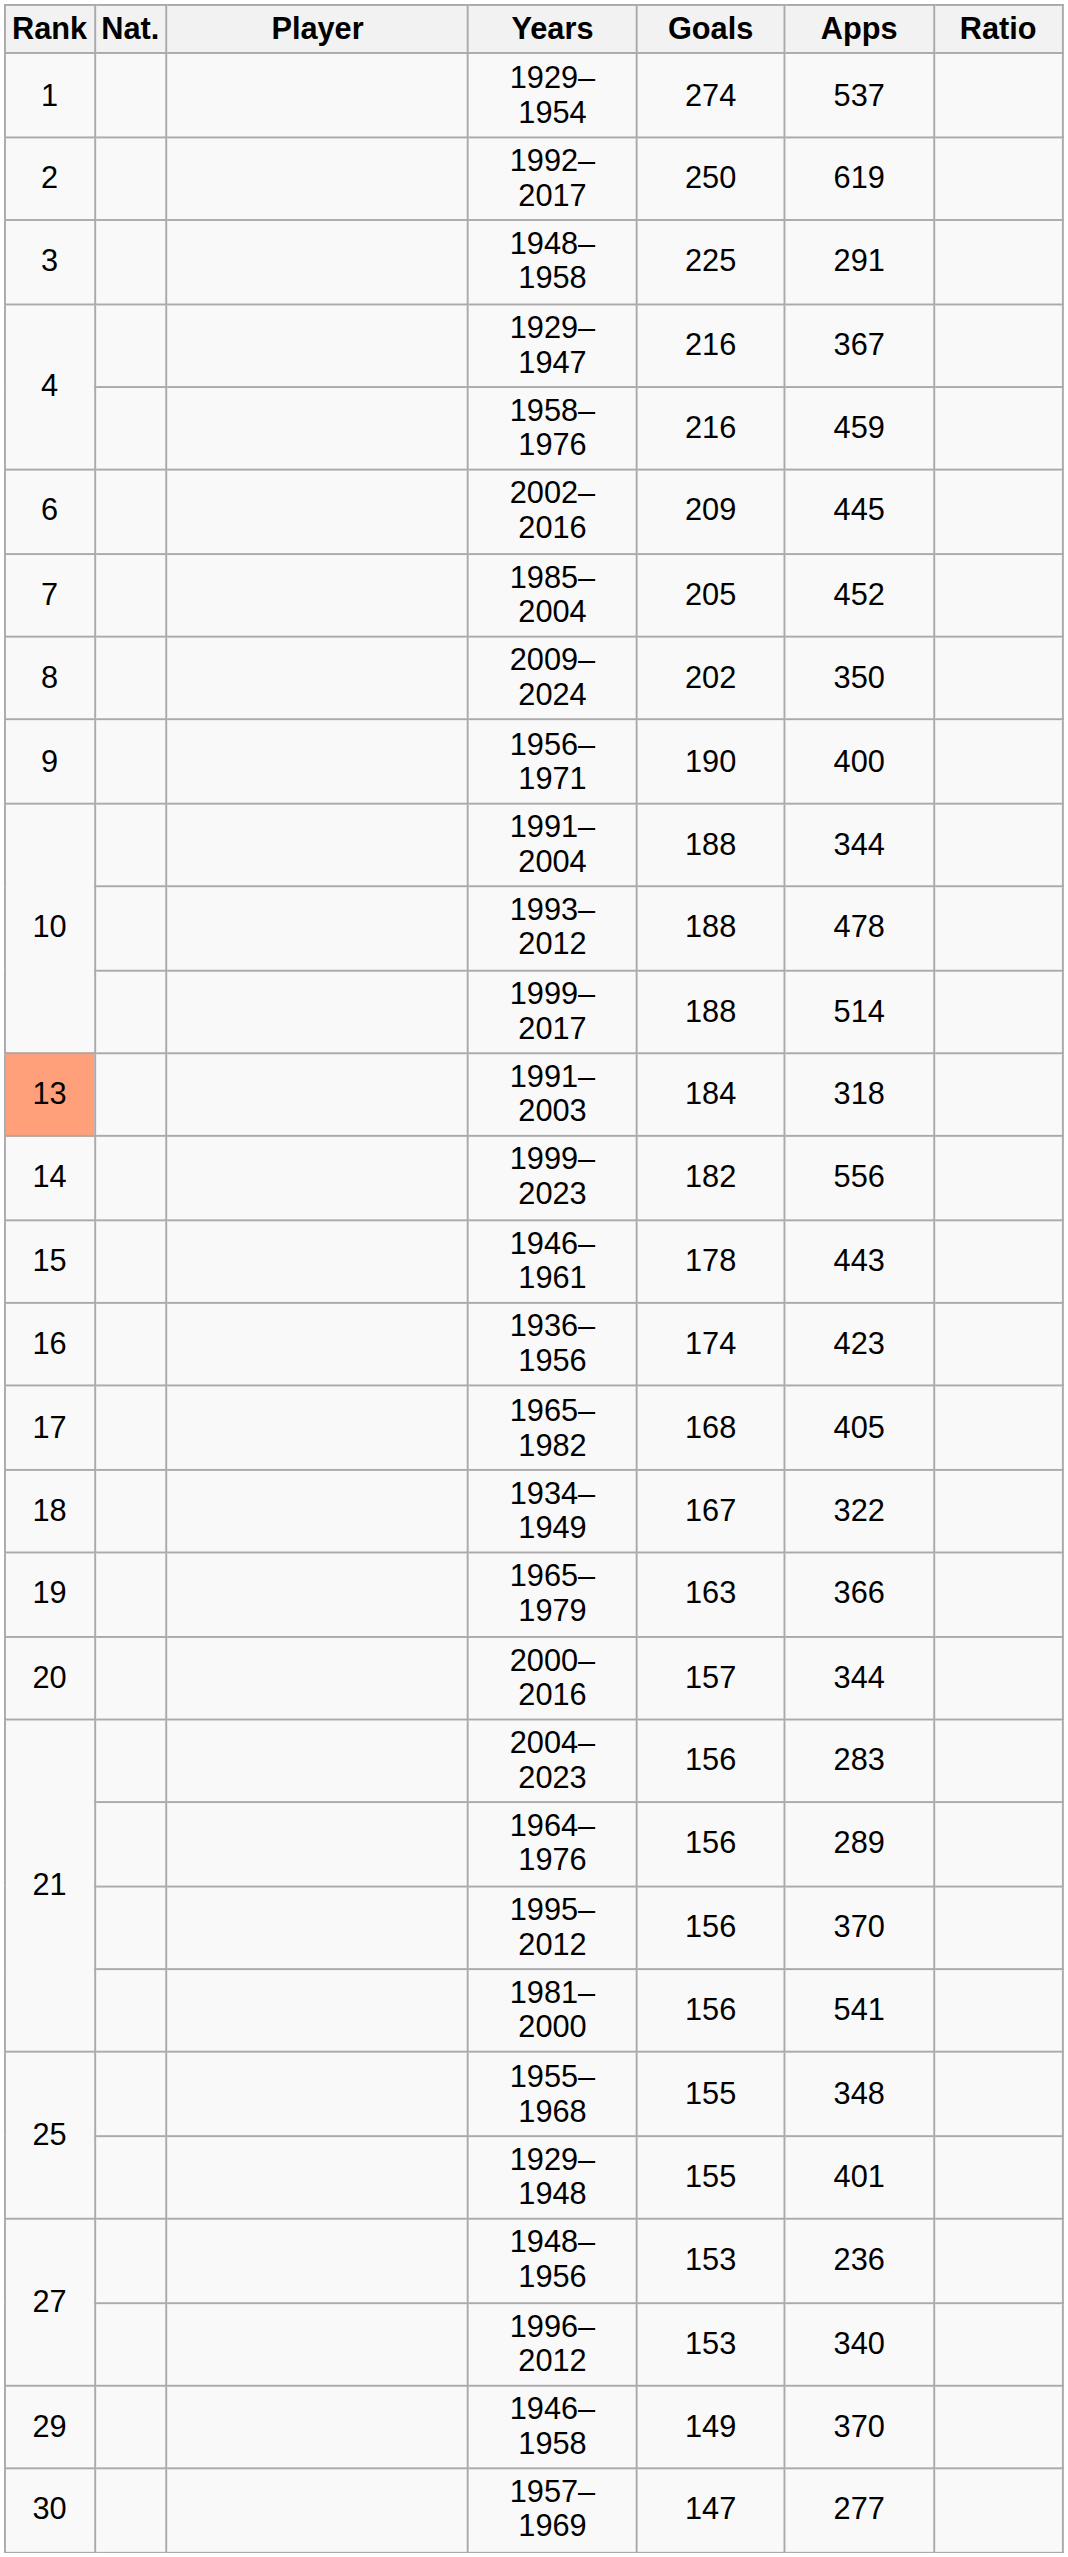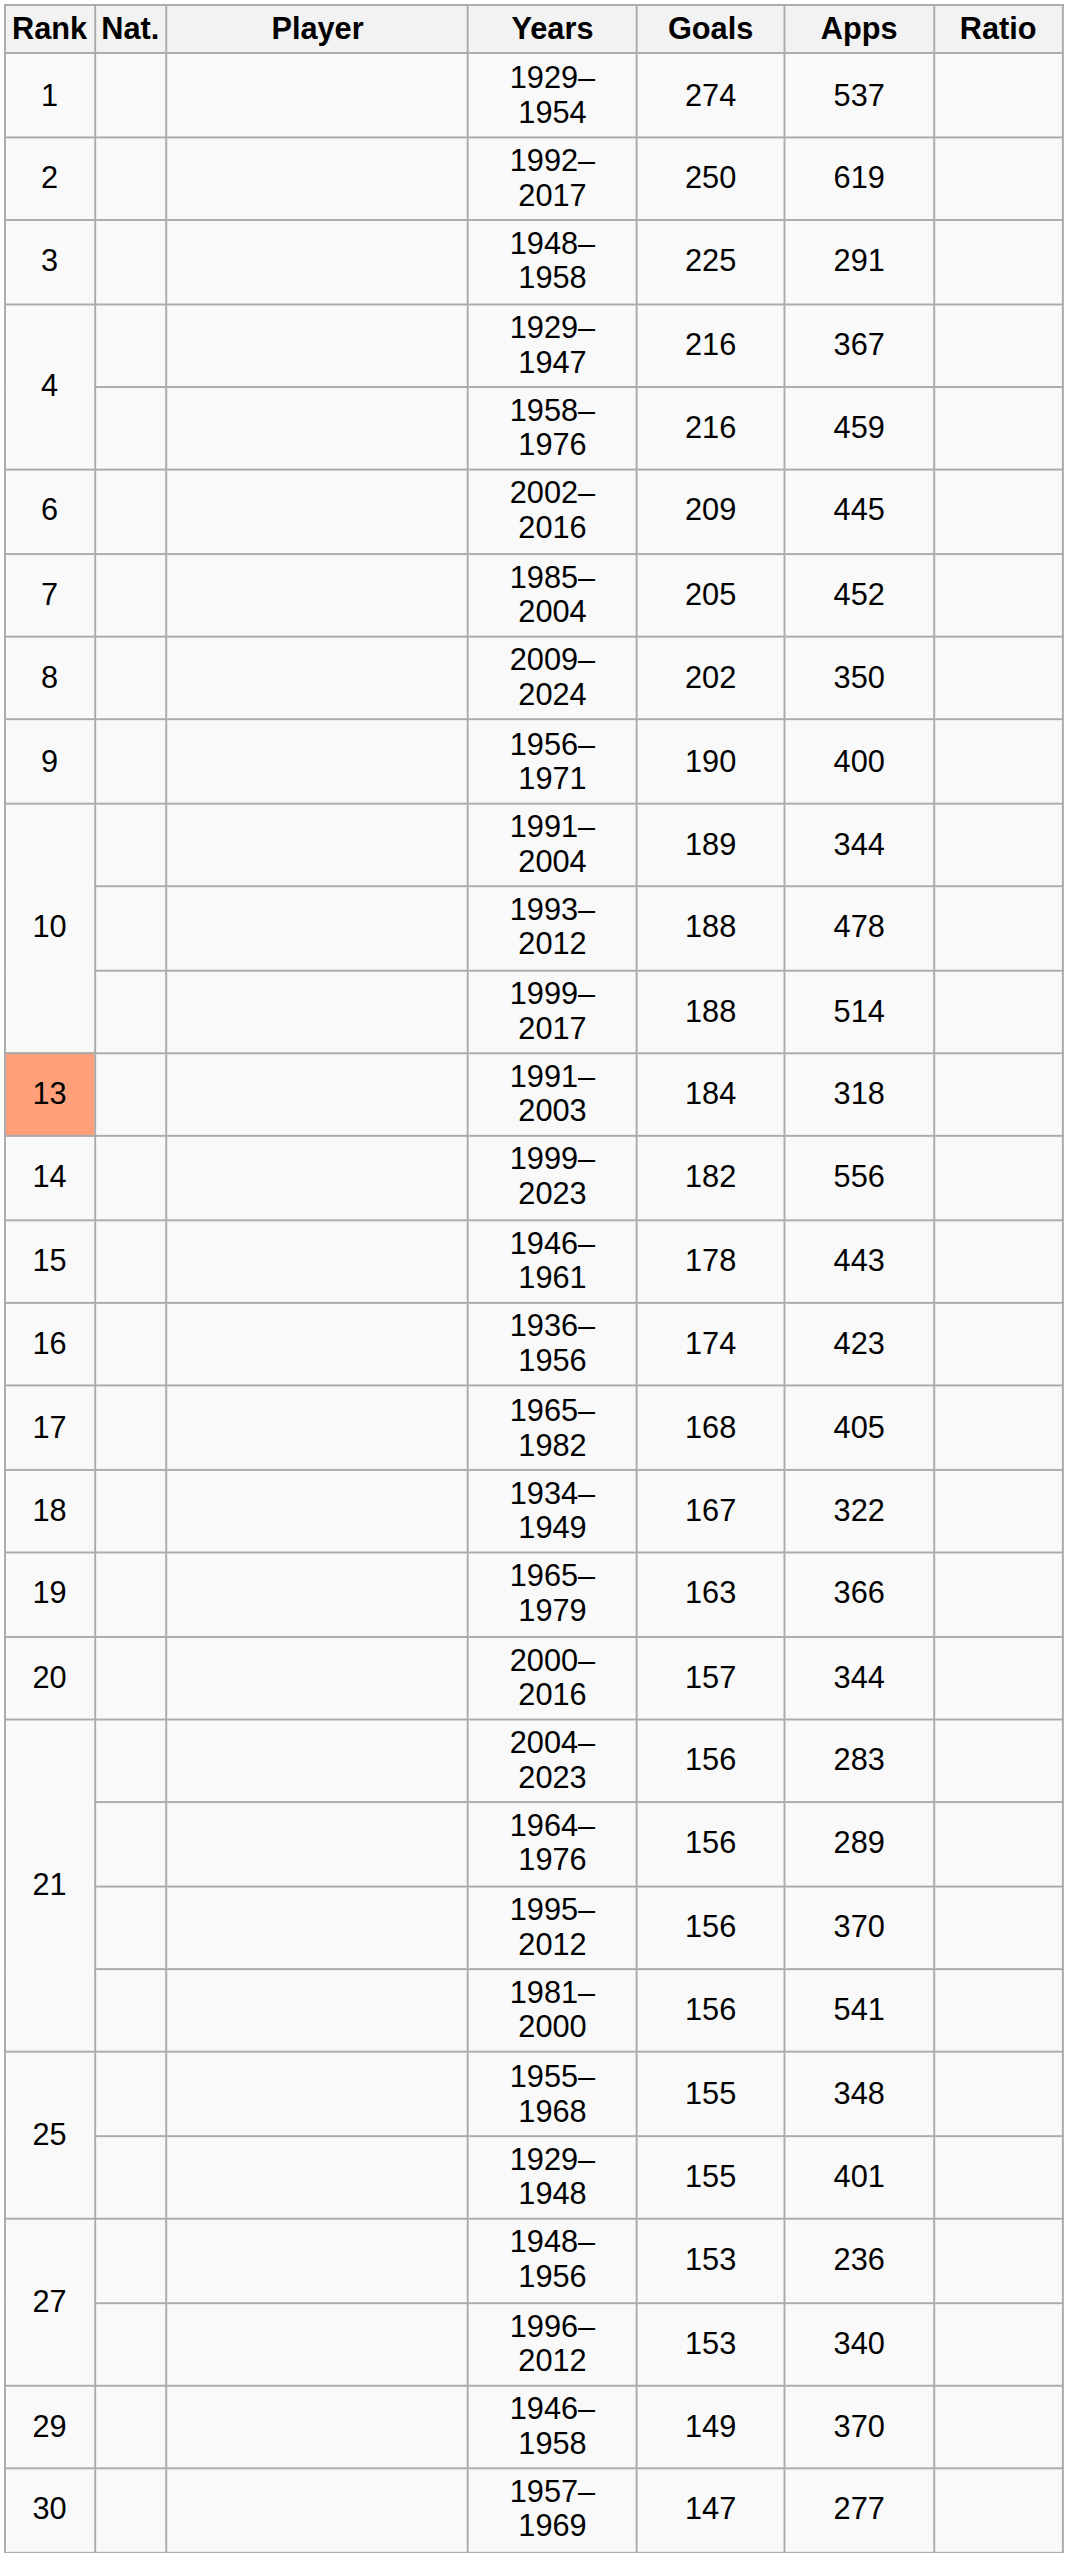(711, 844) 188 -> (711, 844) 189
